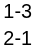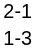rows swapped: (18, 11) <-> (18, 38)
